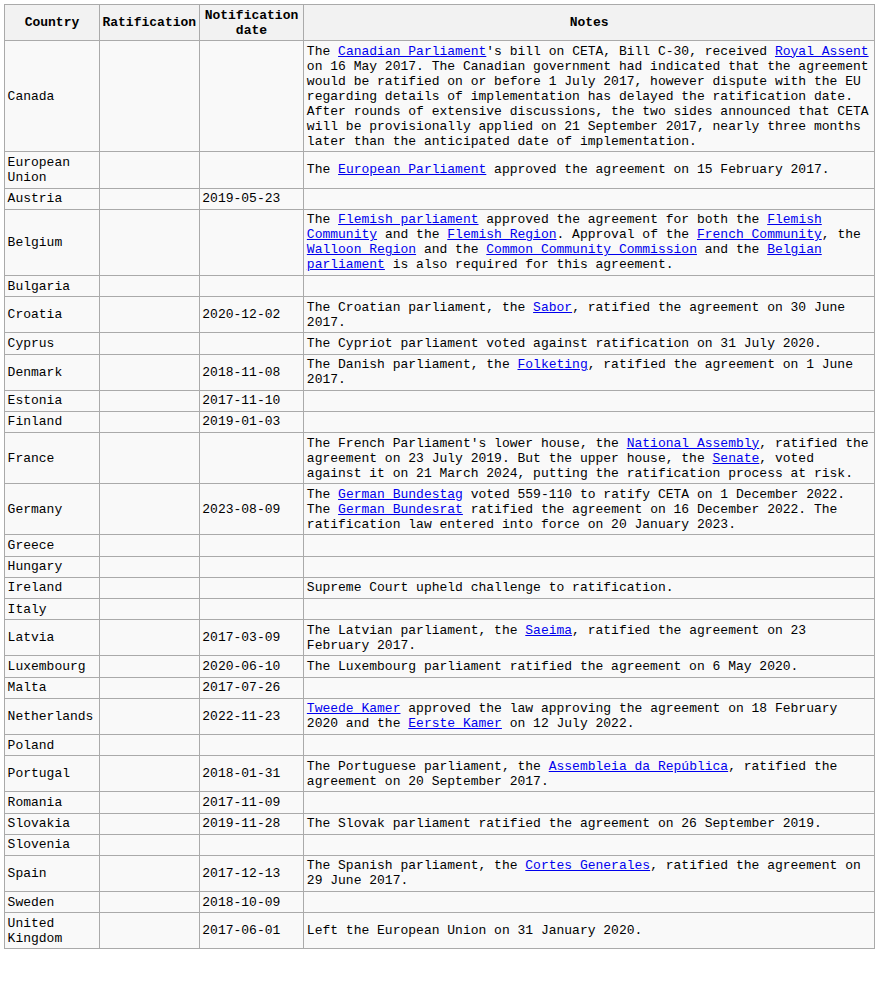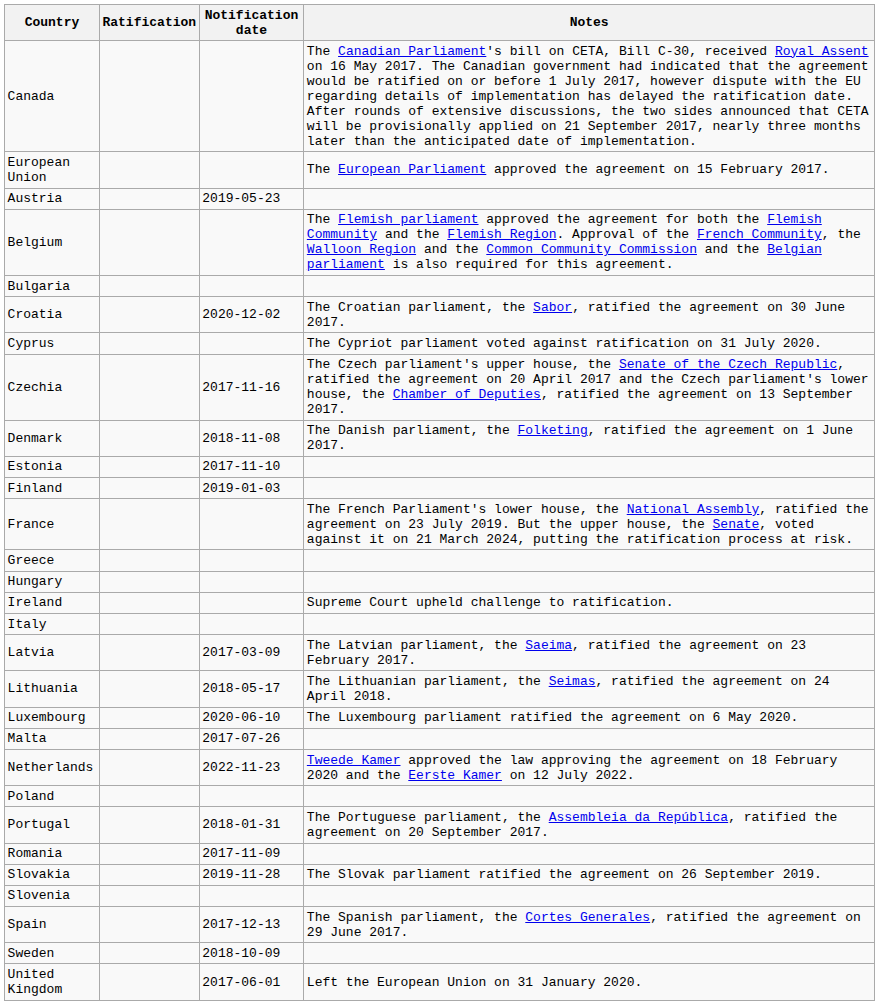+ row: (35, 387)
- row: (35, 509)
+ row: (43, 689)
